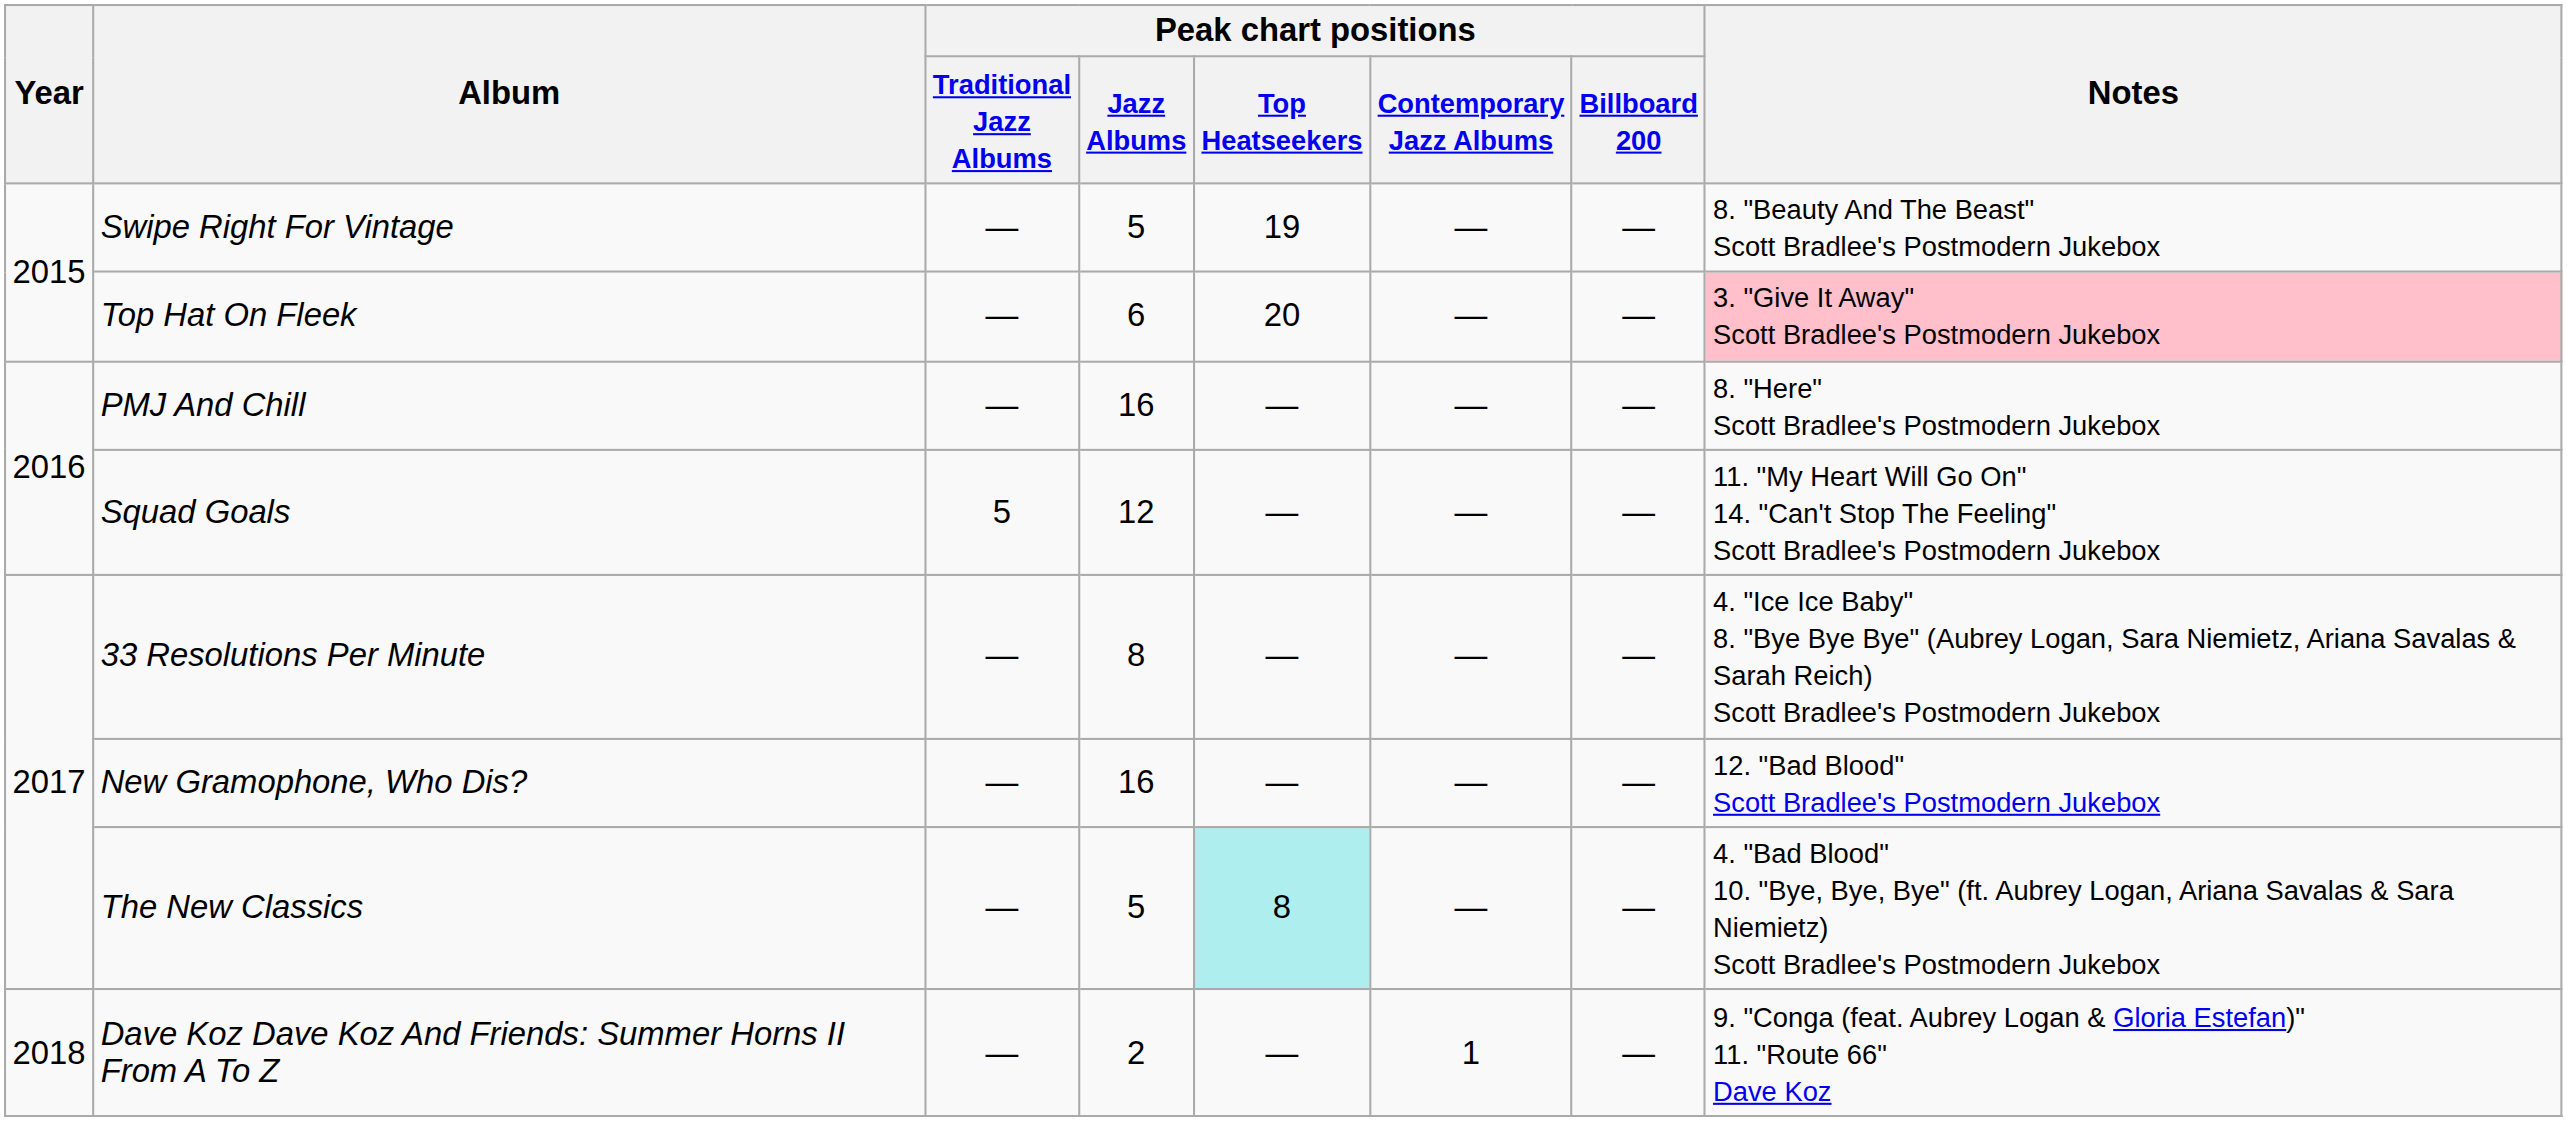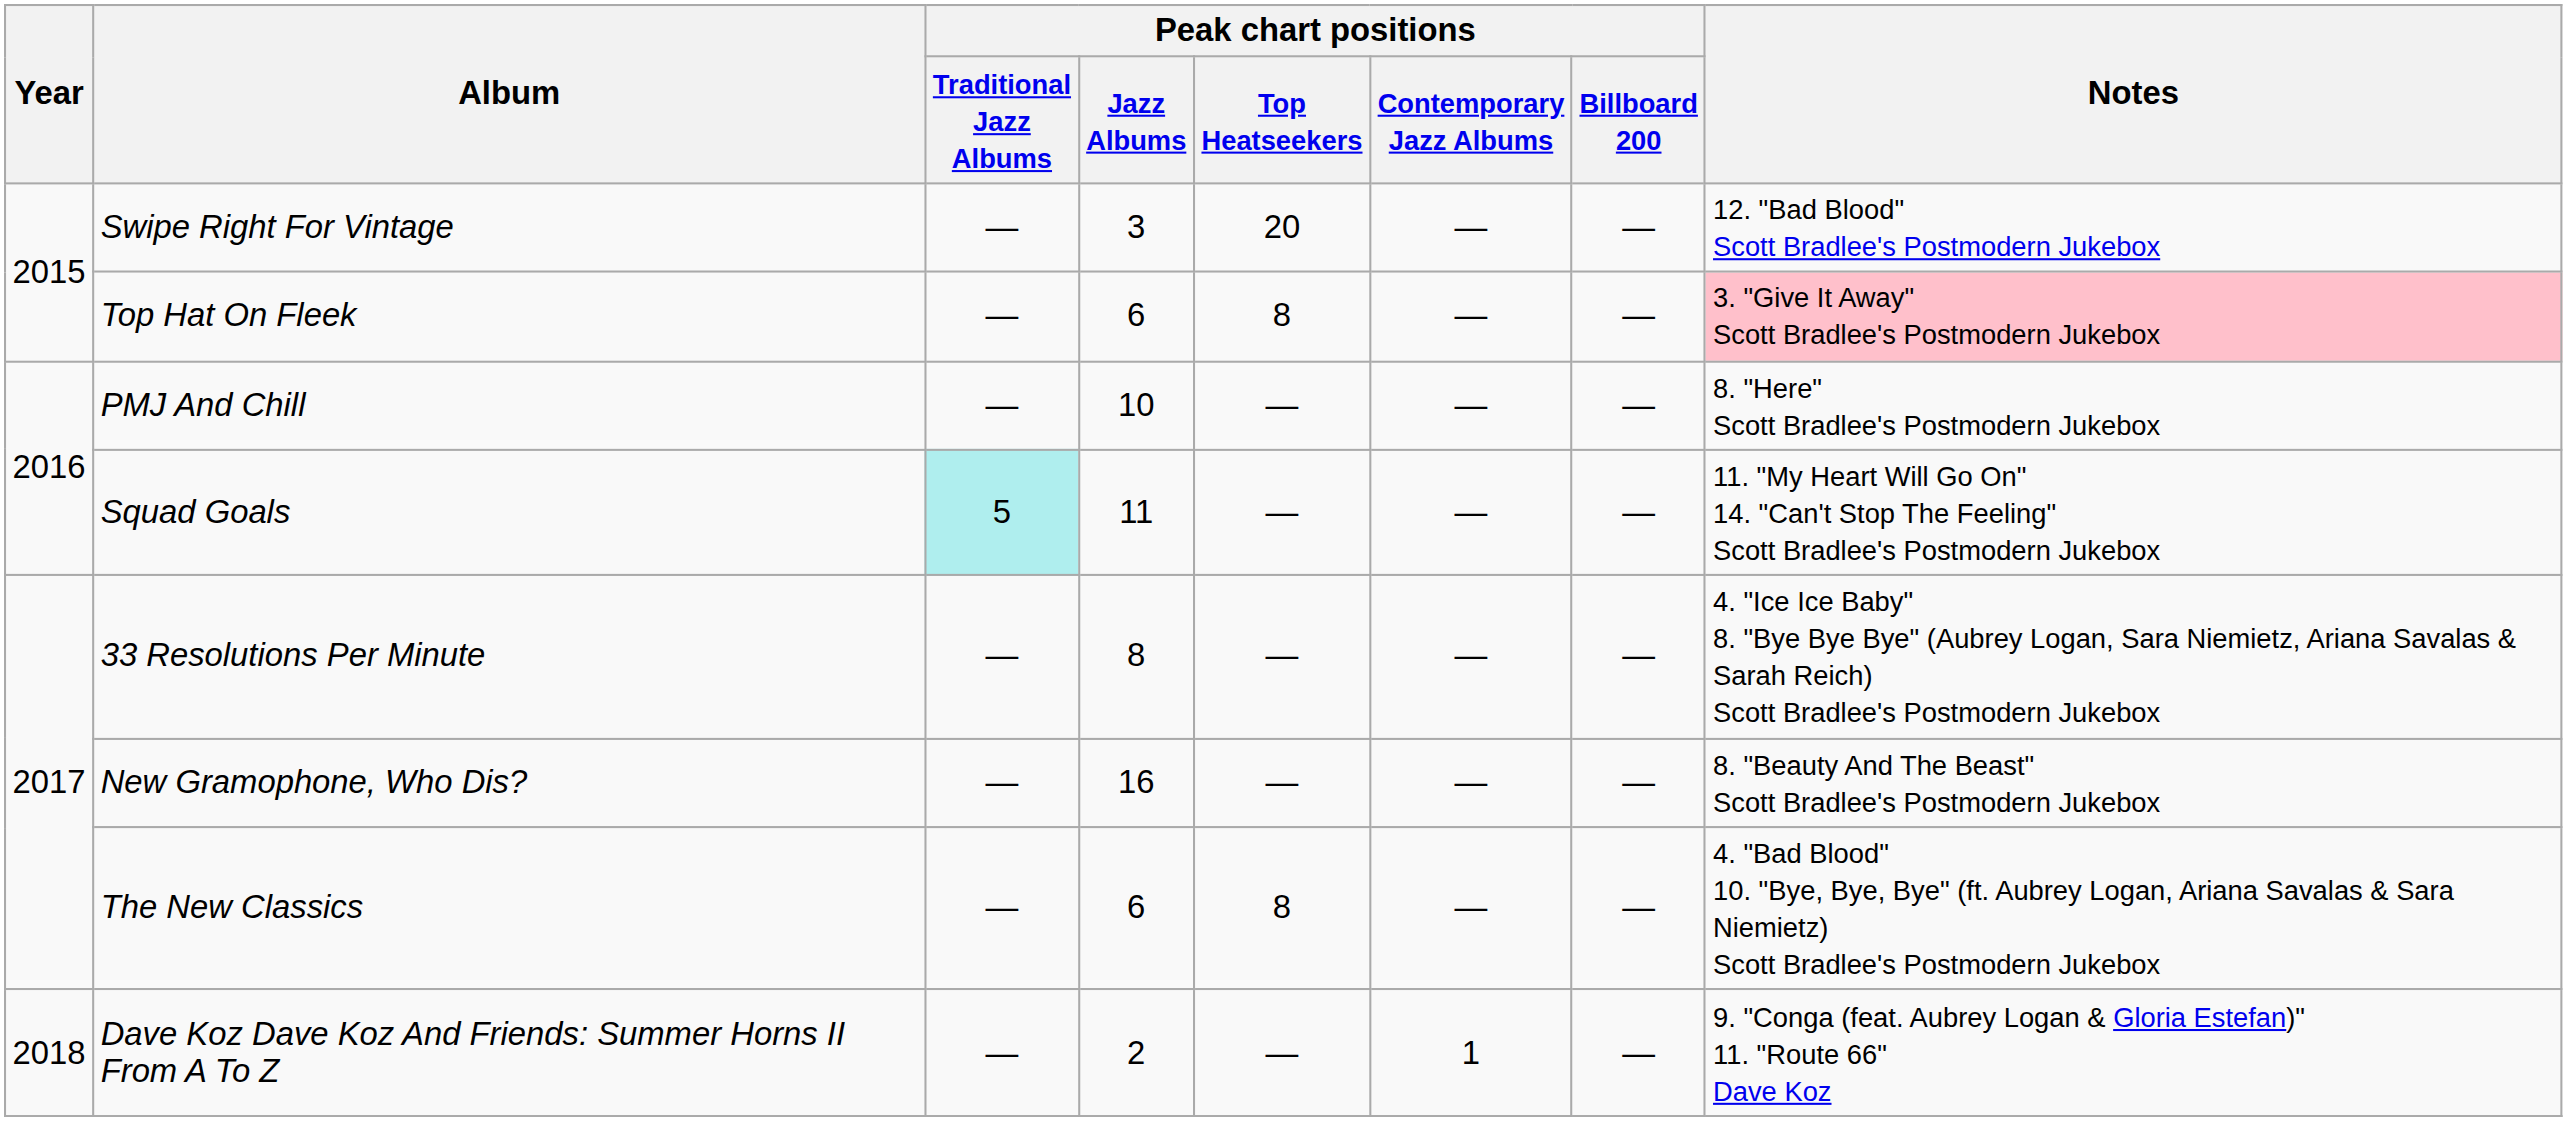(1136, 226) 5 -> (1136, 226) 3
(1282, 226) 19 -> (1282, 226) 20
(1937, 228) 8. "Beauty And The Beast" Scott Bradlee's Postmodern Jukebox -> (1937, 228) 12. "Bad Blood" Scott Bradlee's Postmodern Jukebox
(1282, 315) 20 -> (1282, 315) 8
(1136, 404) 16 -> (1136, 404) 10
(1002, 512) no background -> (1002, 512) paleturquoise background
(1136, 512) 12 -> (1136, 512) 11
(1937, 784) 12. "Bad Blood" Scott Bradlee's Postmodern Jukebox -> (1937, 784) 8. "Beauty And The Beast" Scott Bradlee's Postmodern Jukebox
(1136, 907) 5 -> (1136, 907) 6
(1282, 907) paleturquoise background -> (1282, 907) no background
